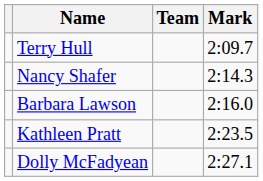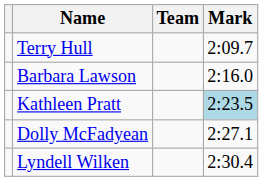- row: (67, 76)
(230, 133) no background -> (230, 104) lightblue background
+ row: (73, 162)
